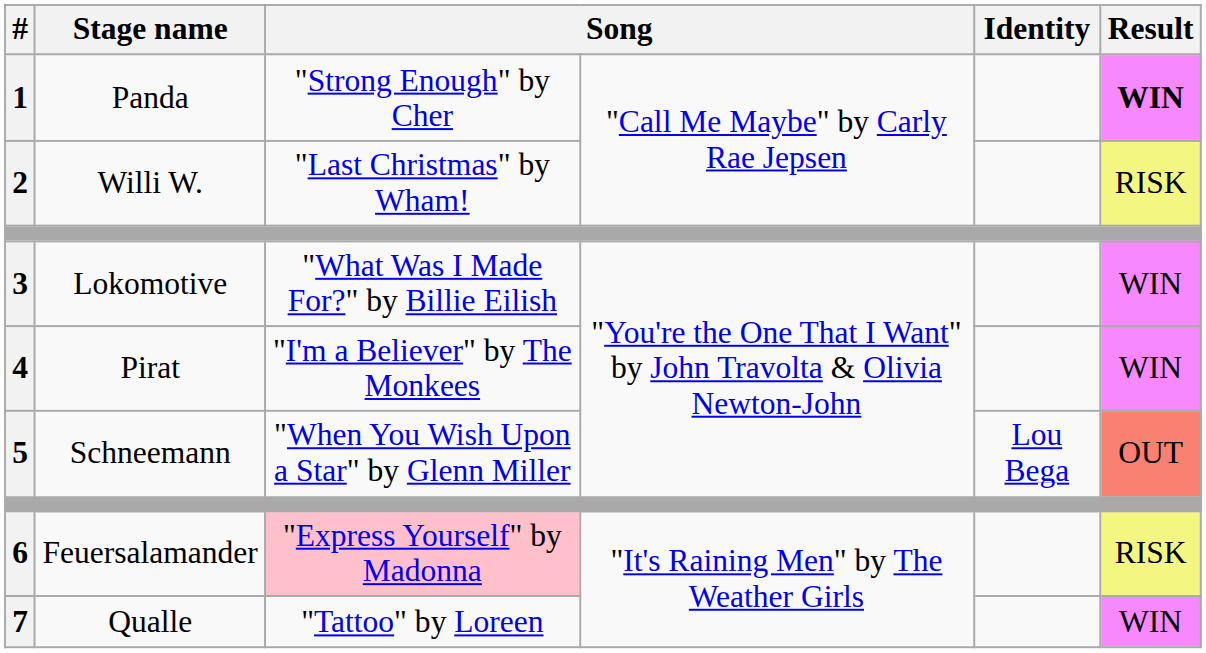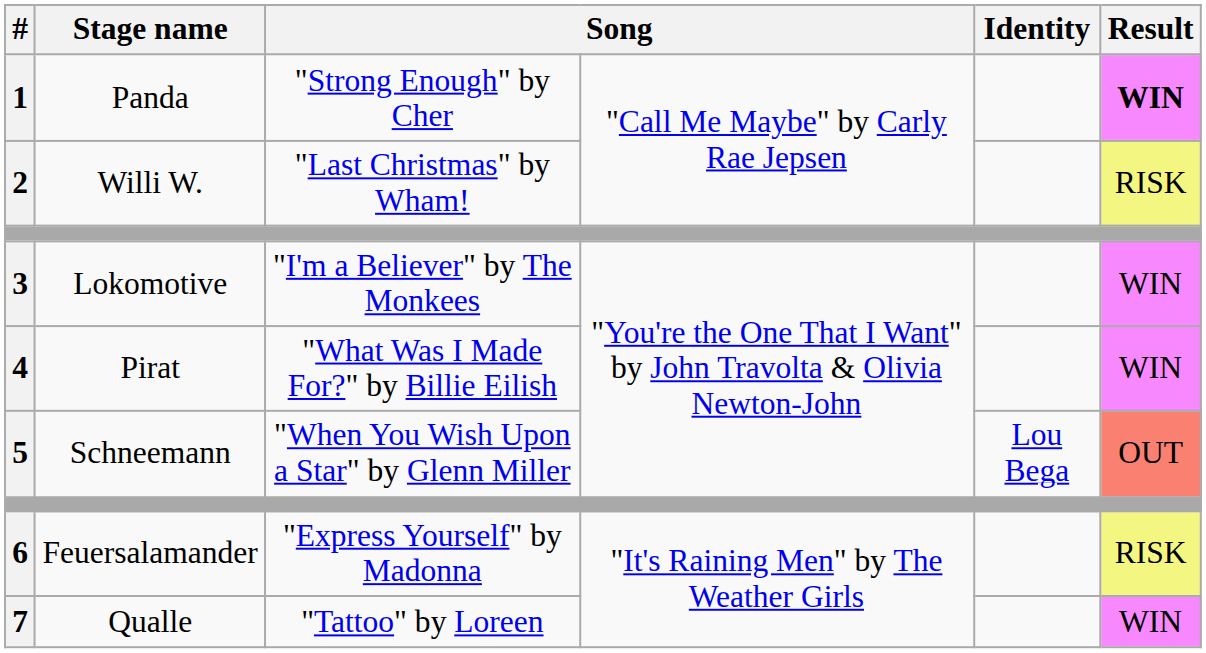(422, 282) "What Was I Made For?" by Billie Eilish -> (422, 282) "I'm a Believer" by The Monkees
(422, 368) "I'm a Believer" by The Monkees -> (422, 368) "What Was I Made For?" by Billie Eilish
(422, 553) pink background -> (422, 553) no background
